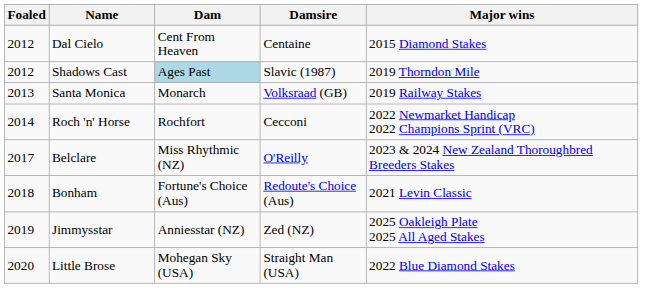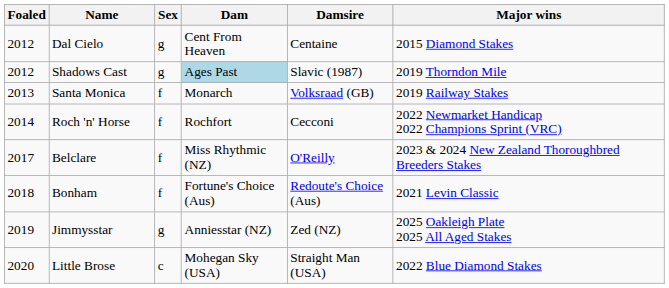+ column: (168, 15)
